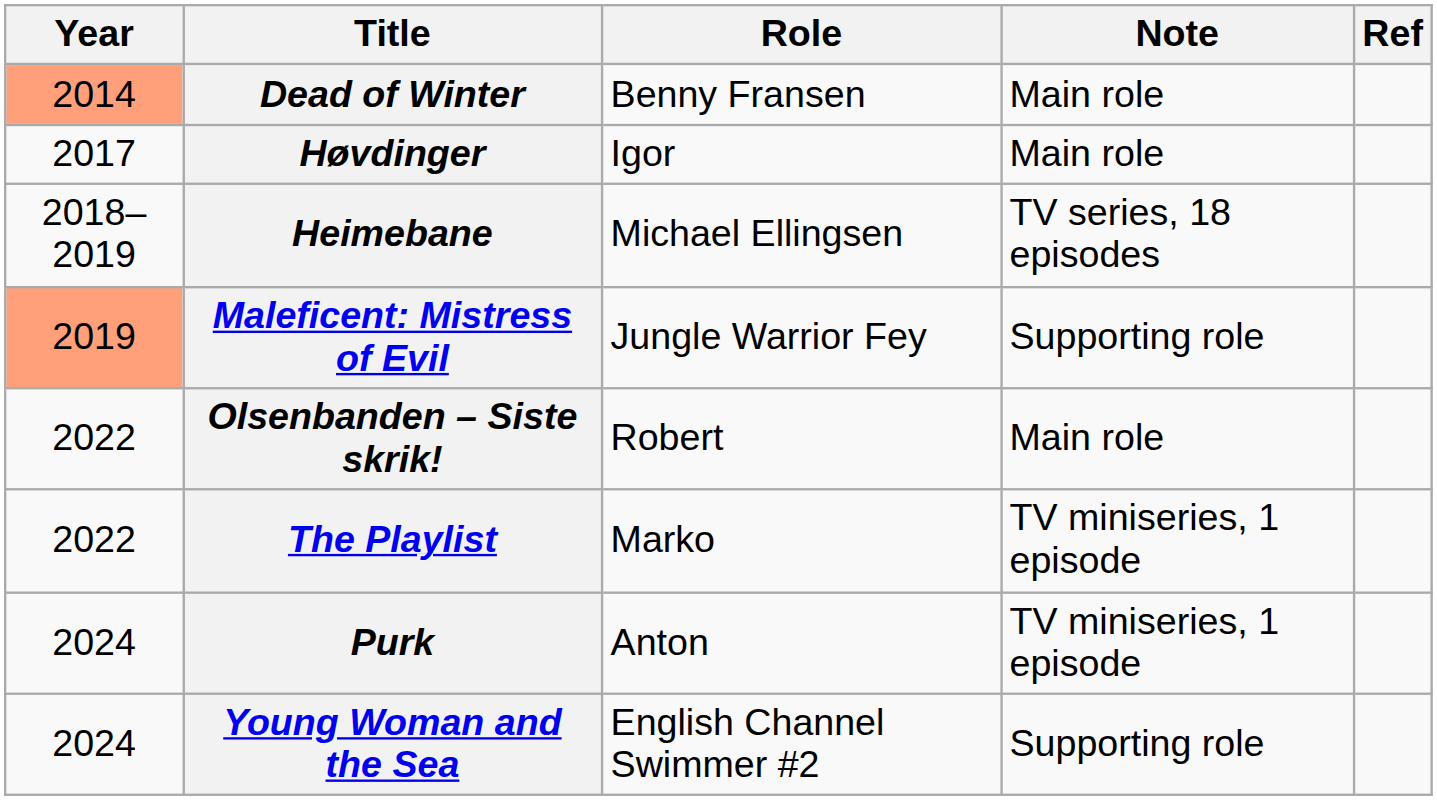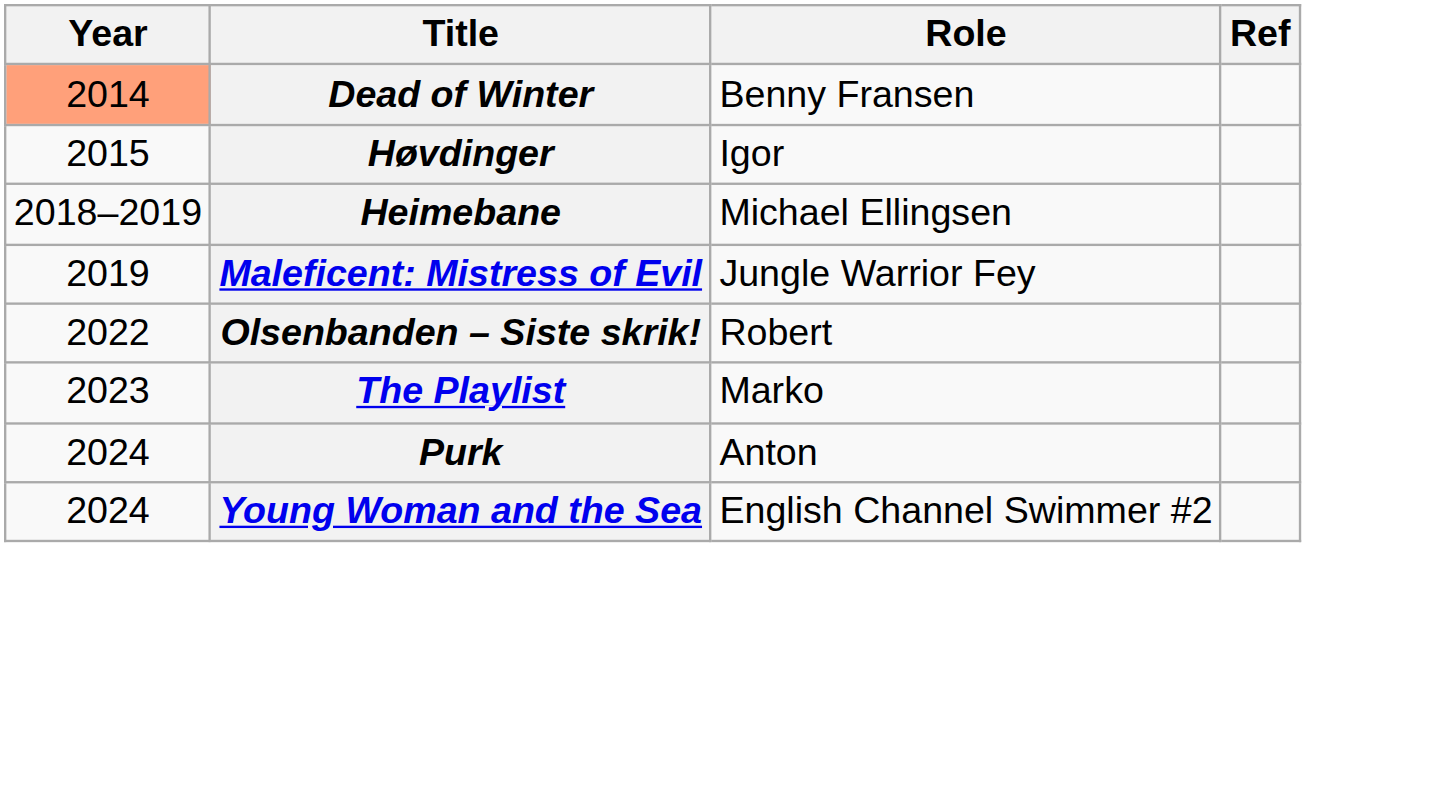- column: (1177, 34)
(94, 153) 2017 -> (108, 153) 2015
(94, 336) lightsalmon background -> (108, 272) no background
(94, 540) 2022 -> (108, 392) 2023
